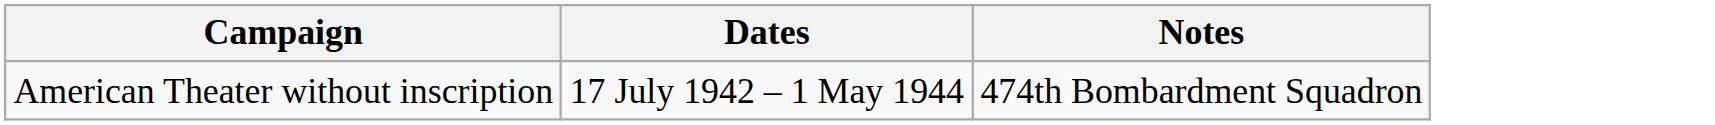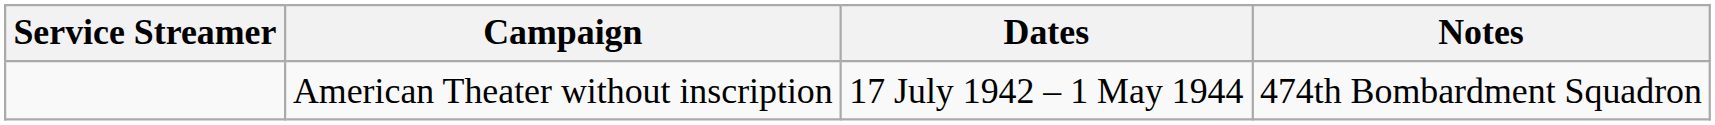+ column: (145, 32)
